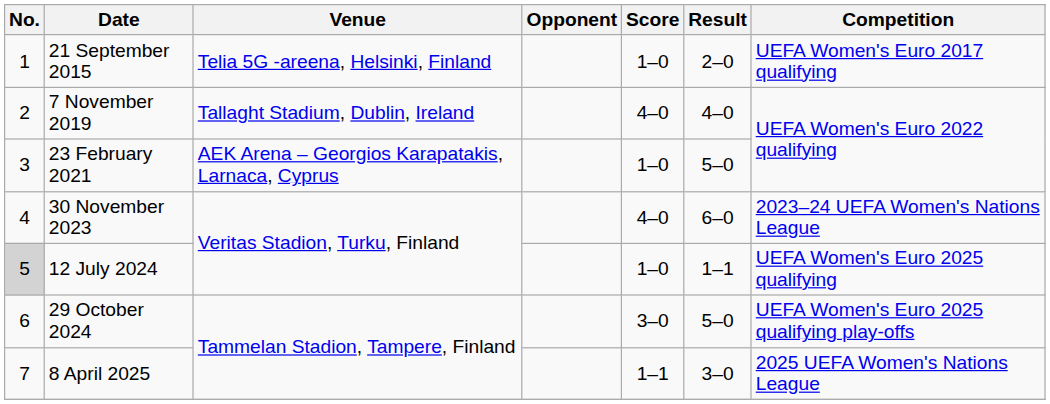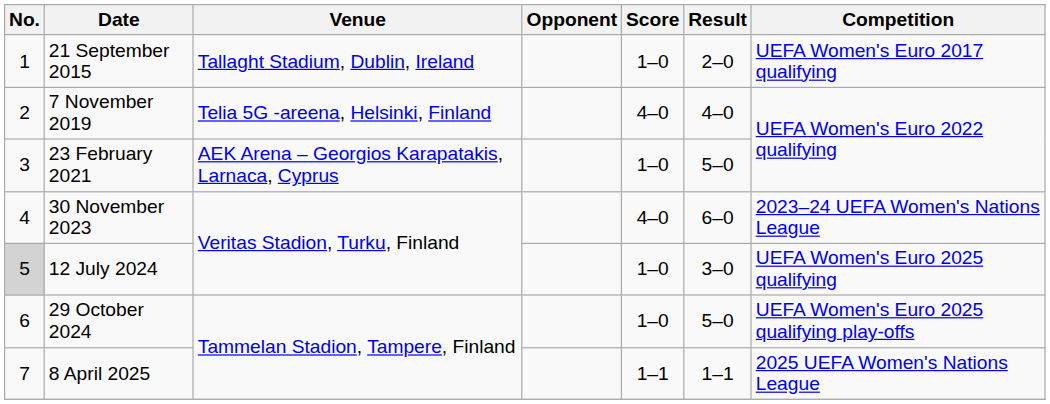(345, 60) Telia 5G -areena, Helsinki, Finland -> (336, 60) Tallaght Stadium, Dublin, Ireland
(336, 113) Tallaght Stadium, Dublin, Ireland -> (345, 113) Telia 5G -areena, Helsinki, Finland
(718, 269) 1–1 -> (718, 269) 3–0
(653, 321) 3–0 -> (653, 321) 1–0
(718, 373) 3–0 -> (718, 373) 1–1
